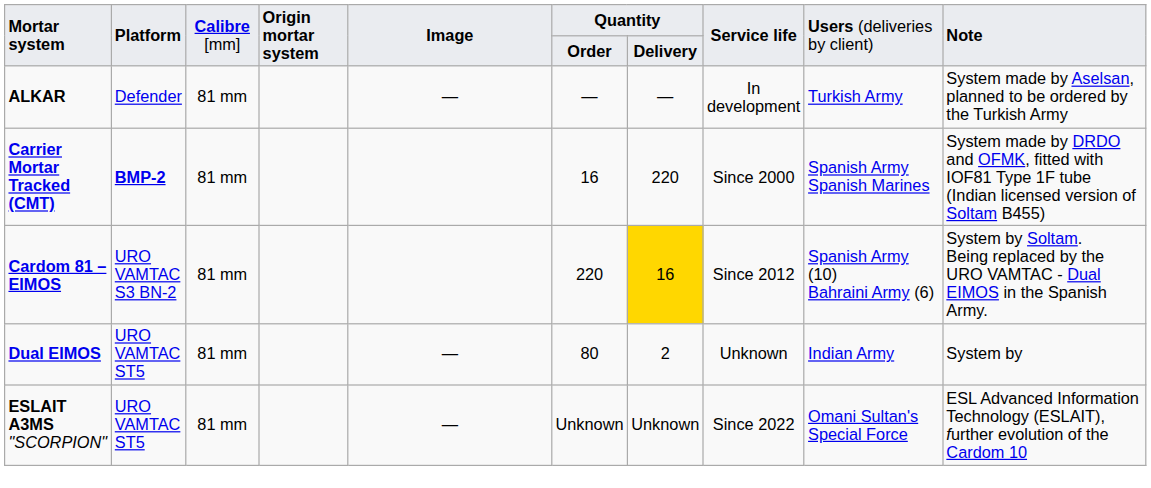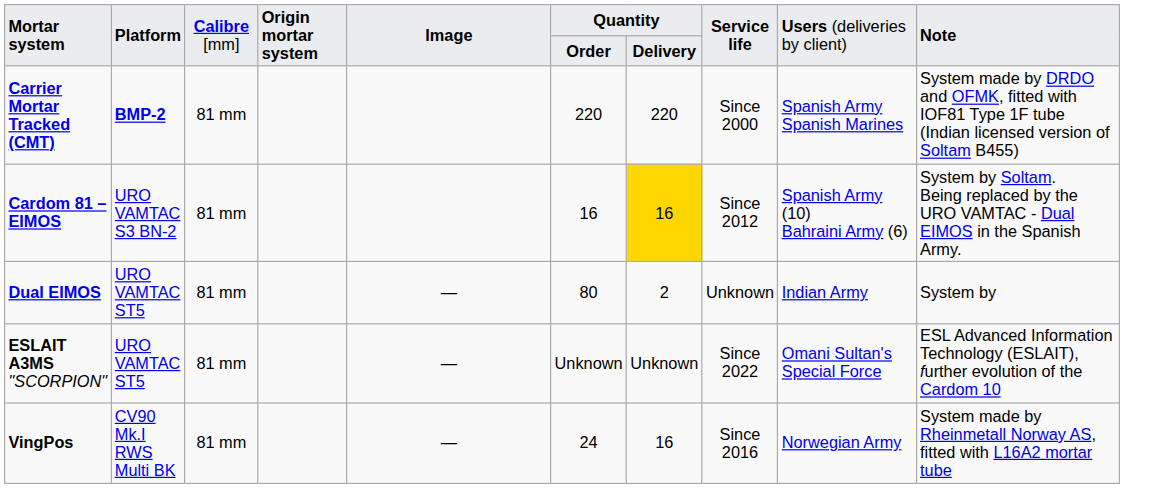- row: (37, 97)
(589, 177) 16 -> (589, 115) 220
(589, 274) 220 -> (589, 213) 16
+ row: (41, 443)
